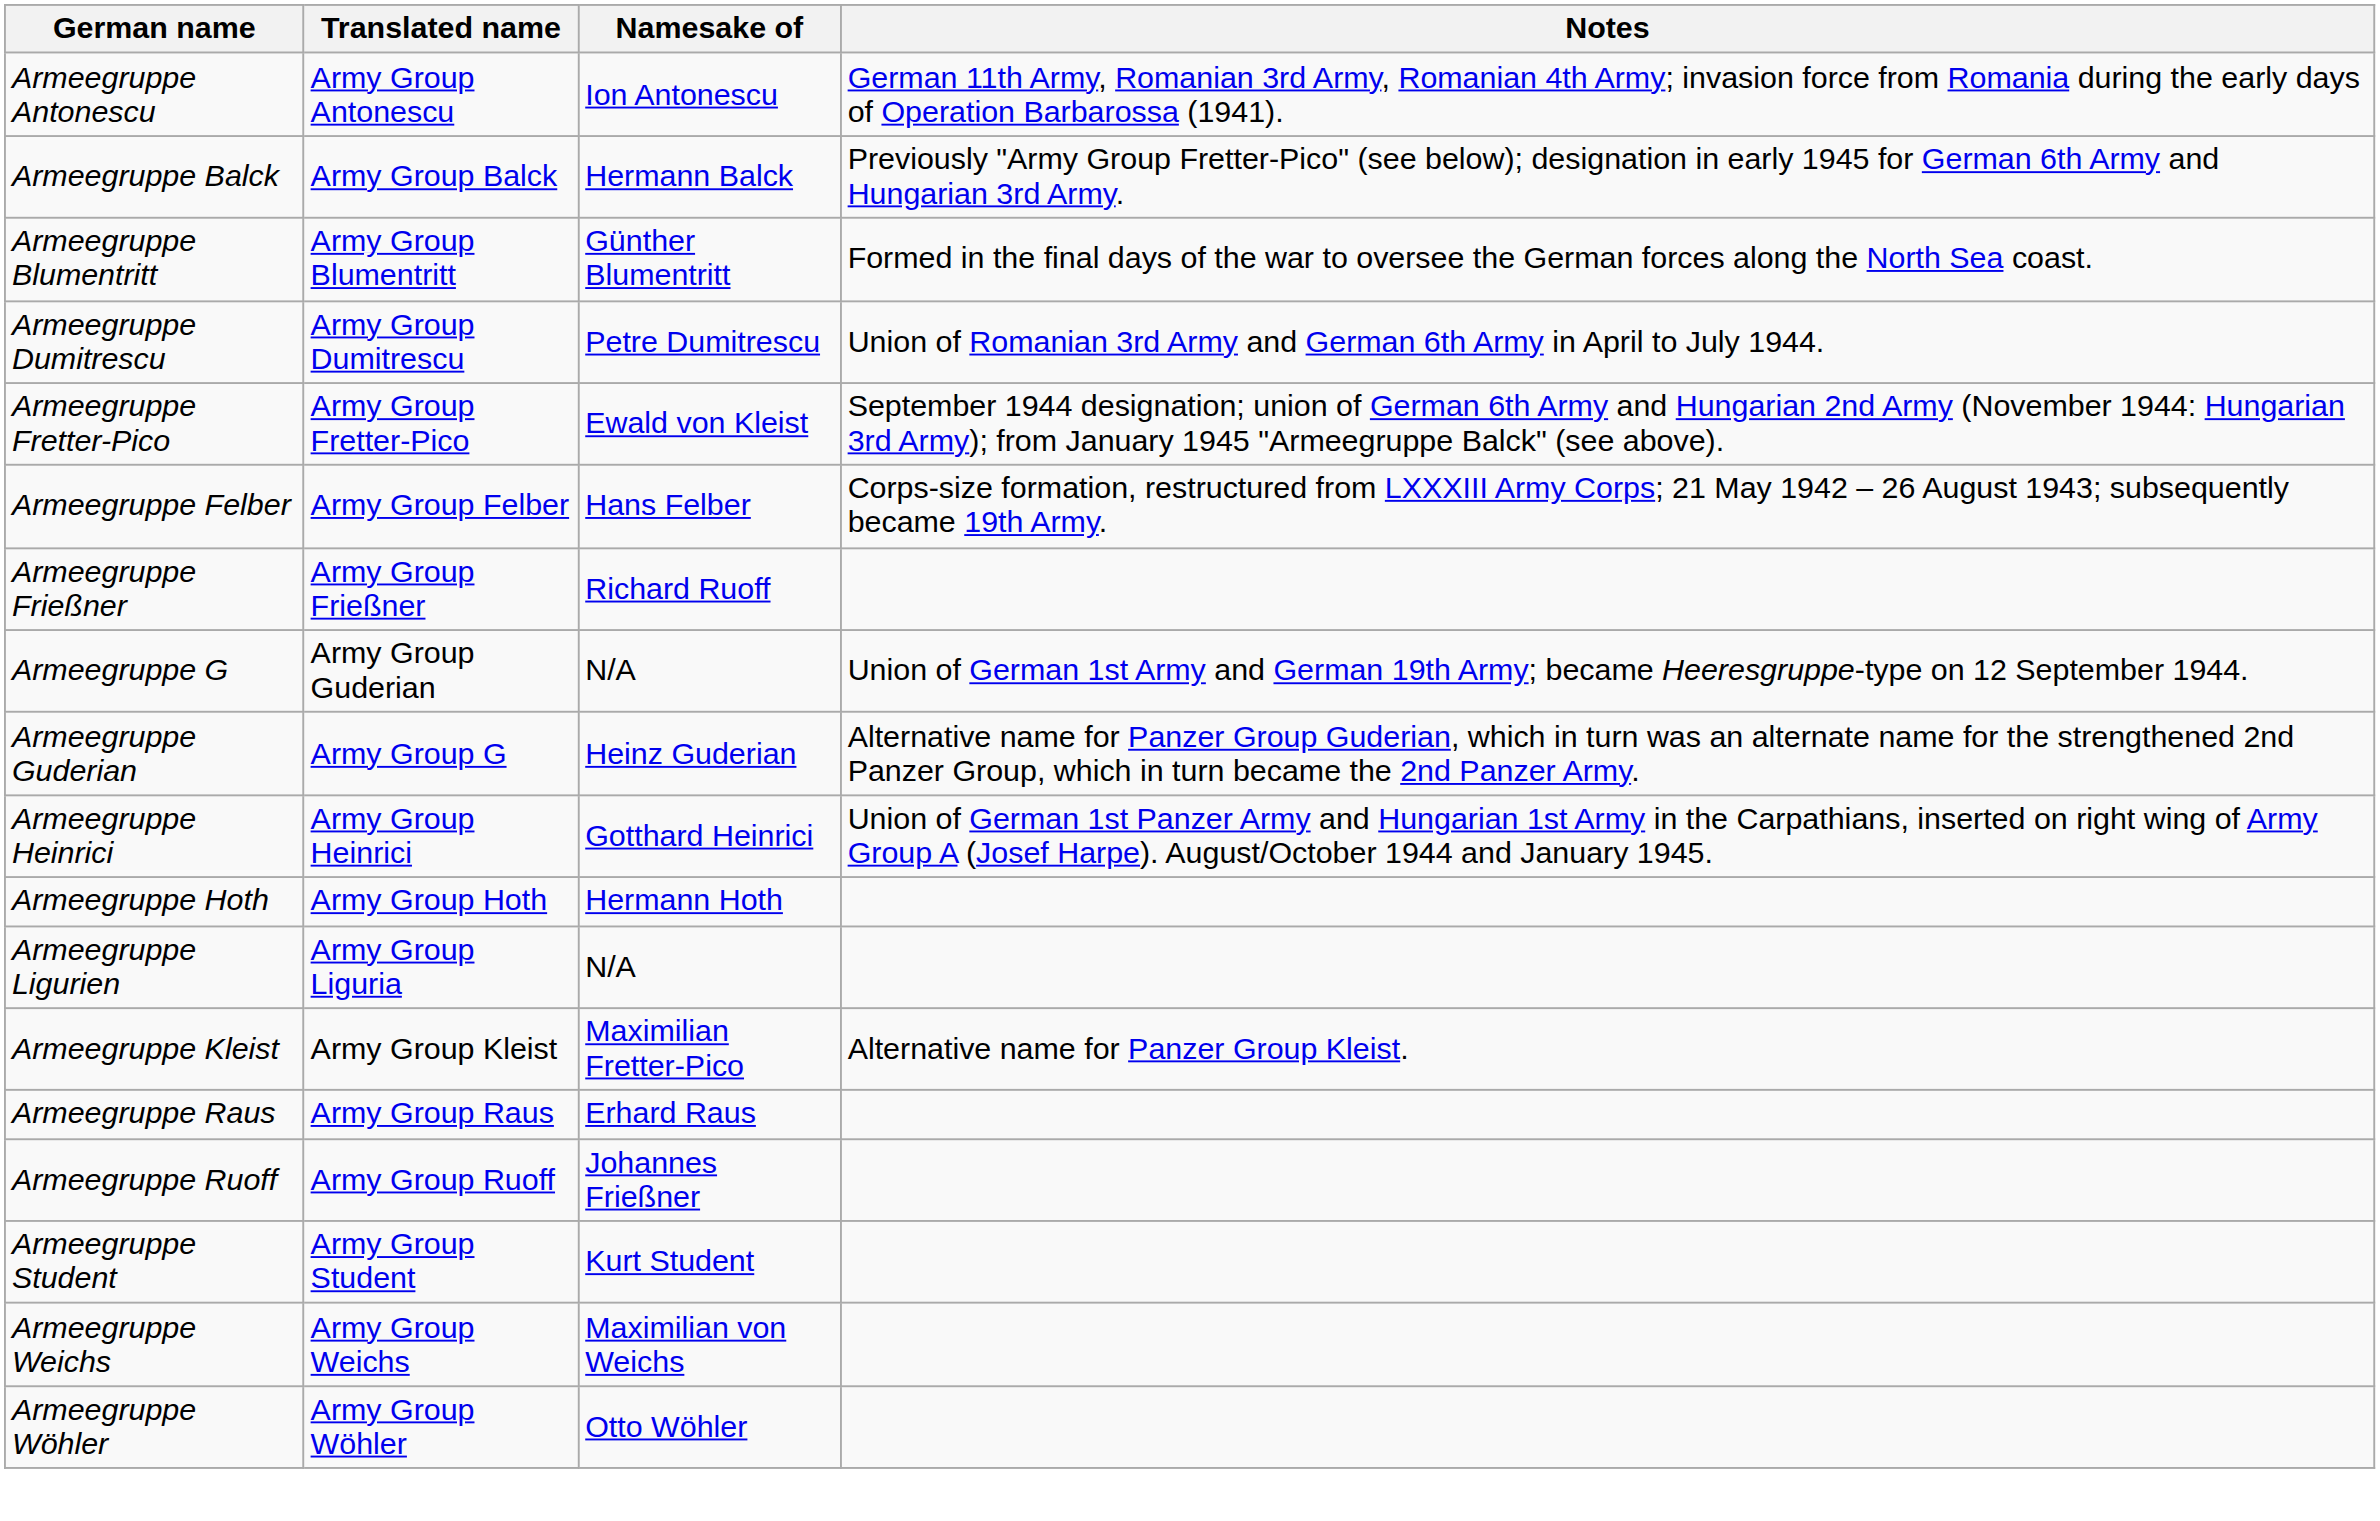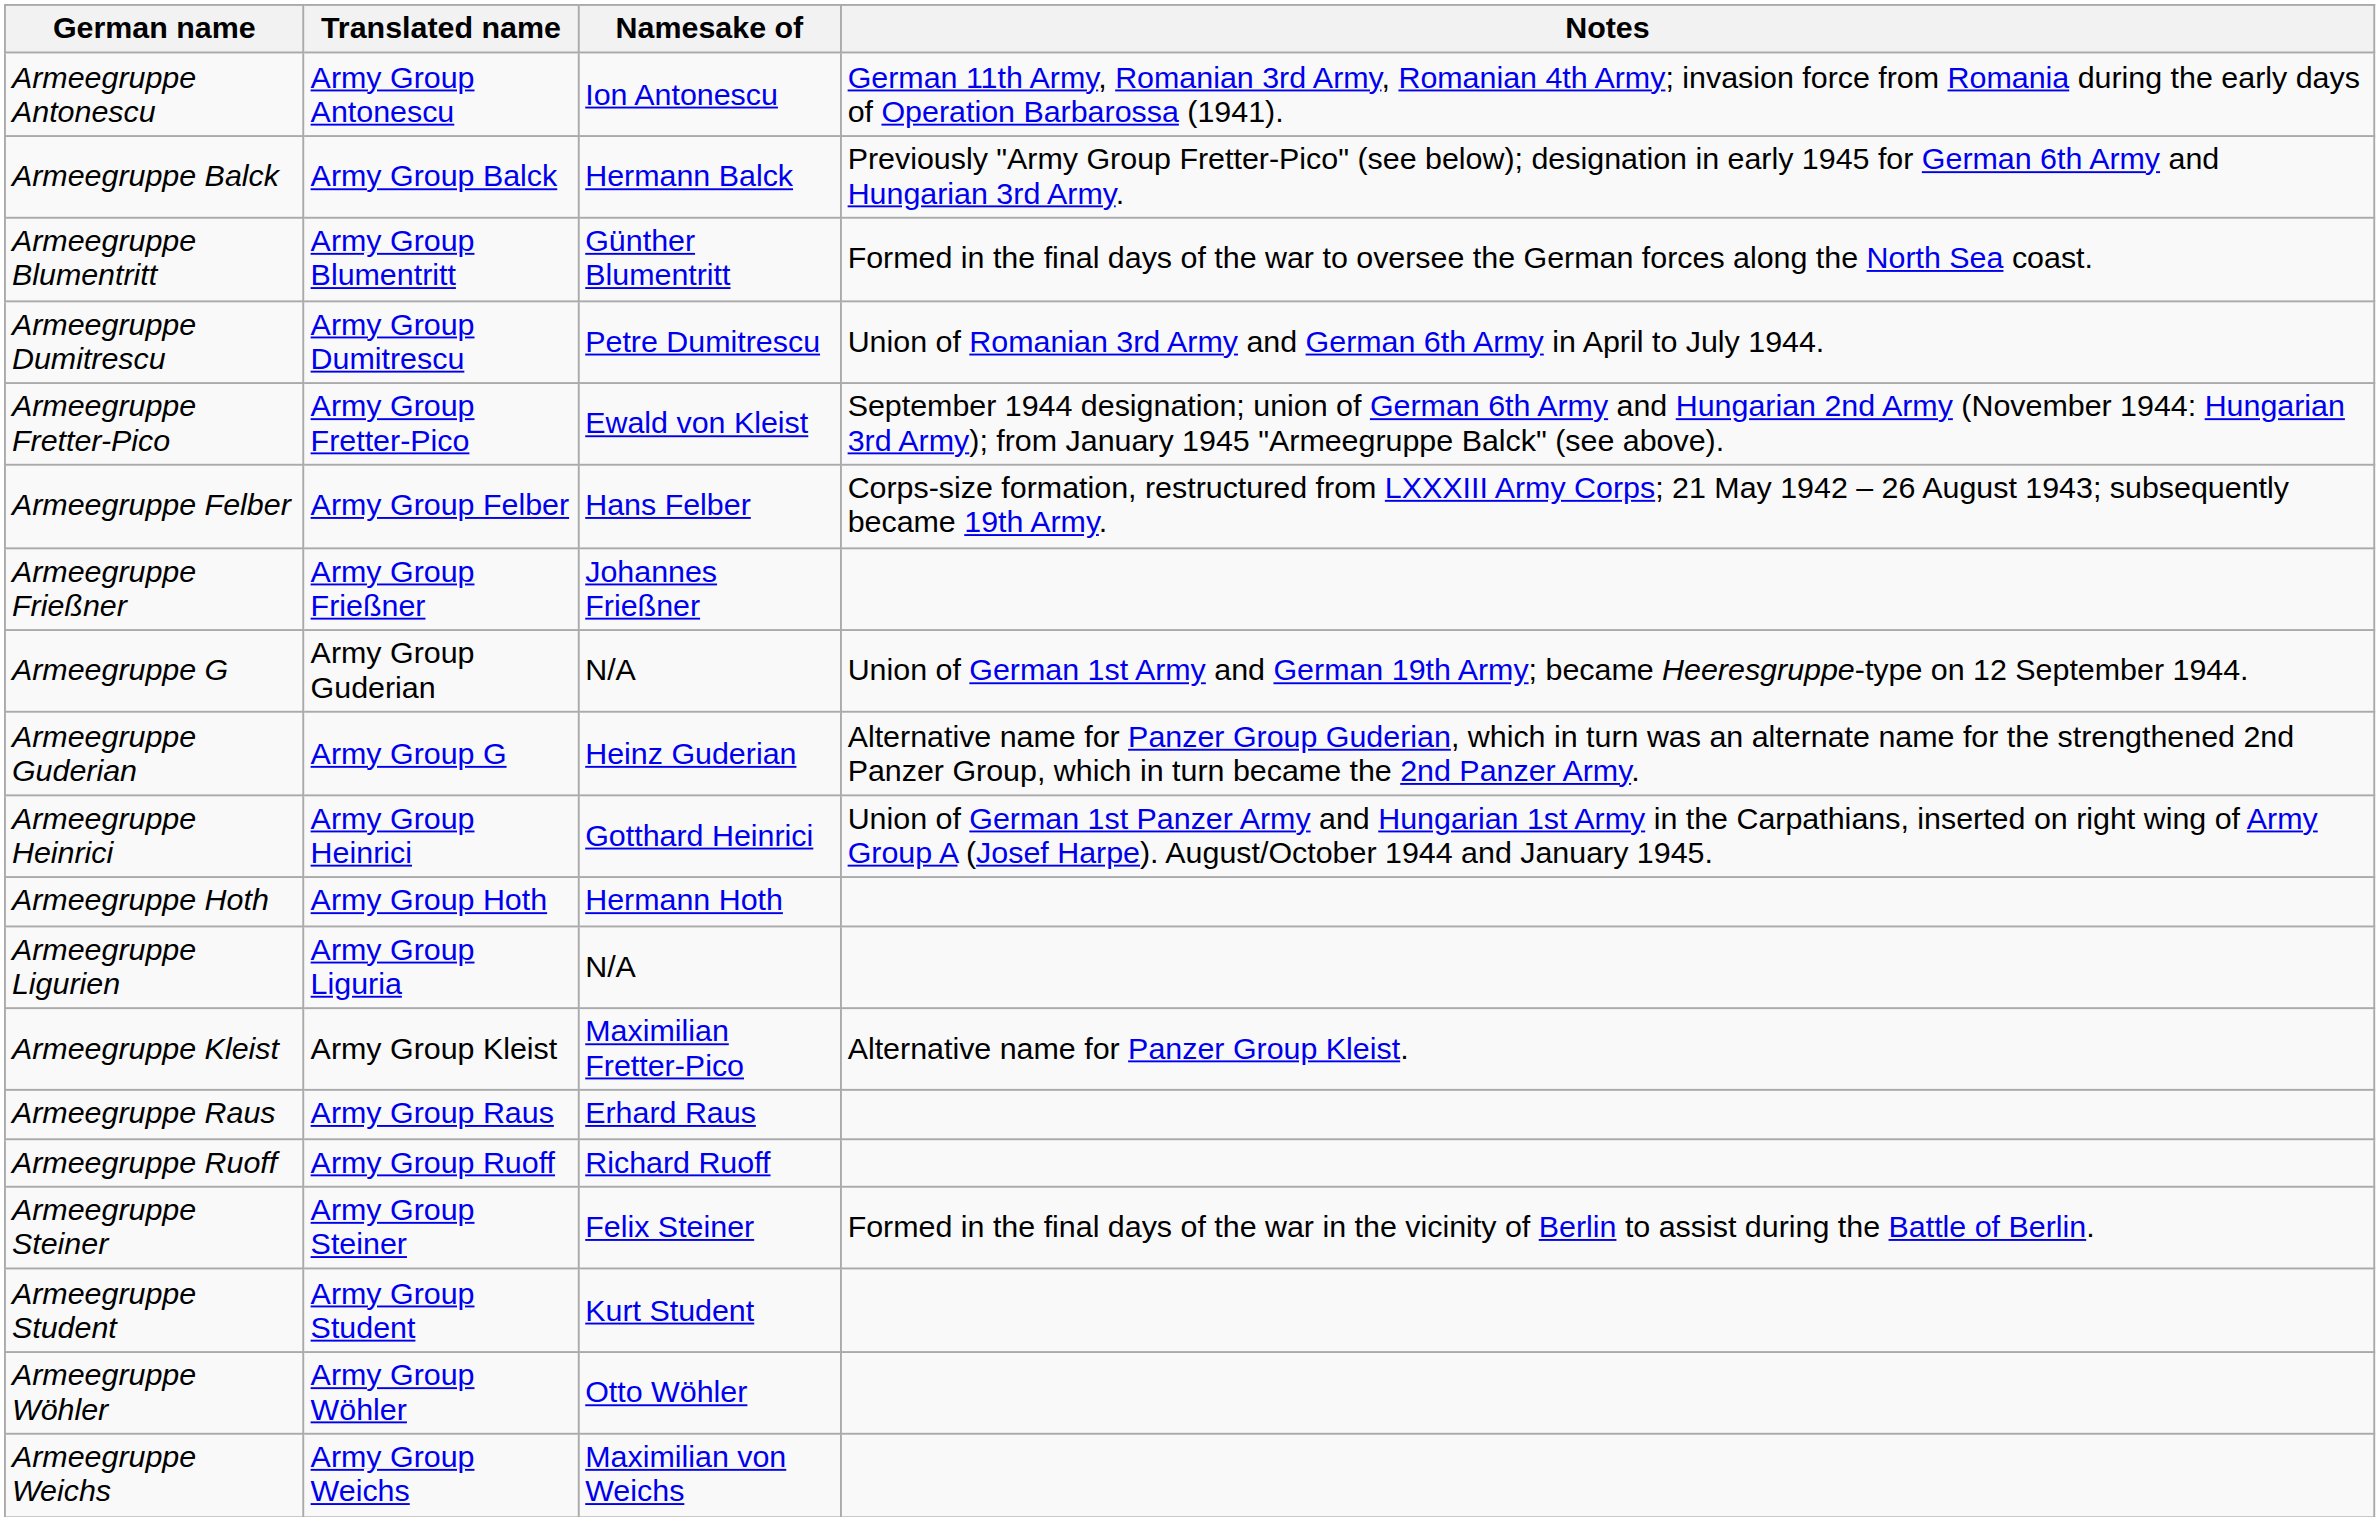(678, 588) Richard Ruoff -> (651, 588) Johannes Frießner
(651, 1179) Johannes Frießner -> (678, 1162) Richard Ruoff
+ row: (104, 1227)
rows swapped: (104, 1344) <-> (104, 1426)
